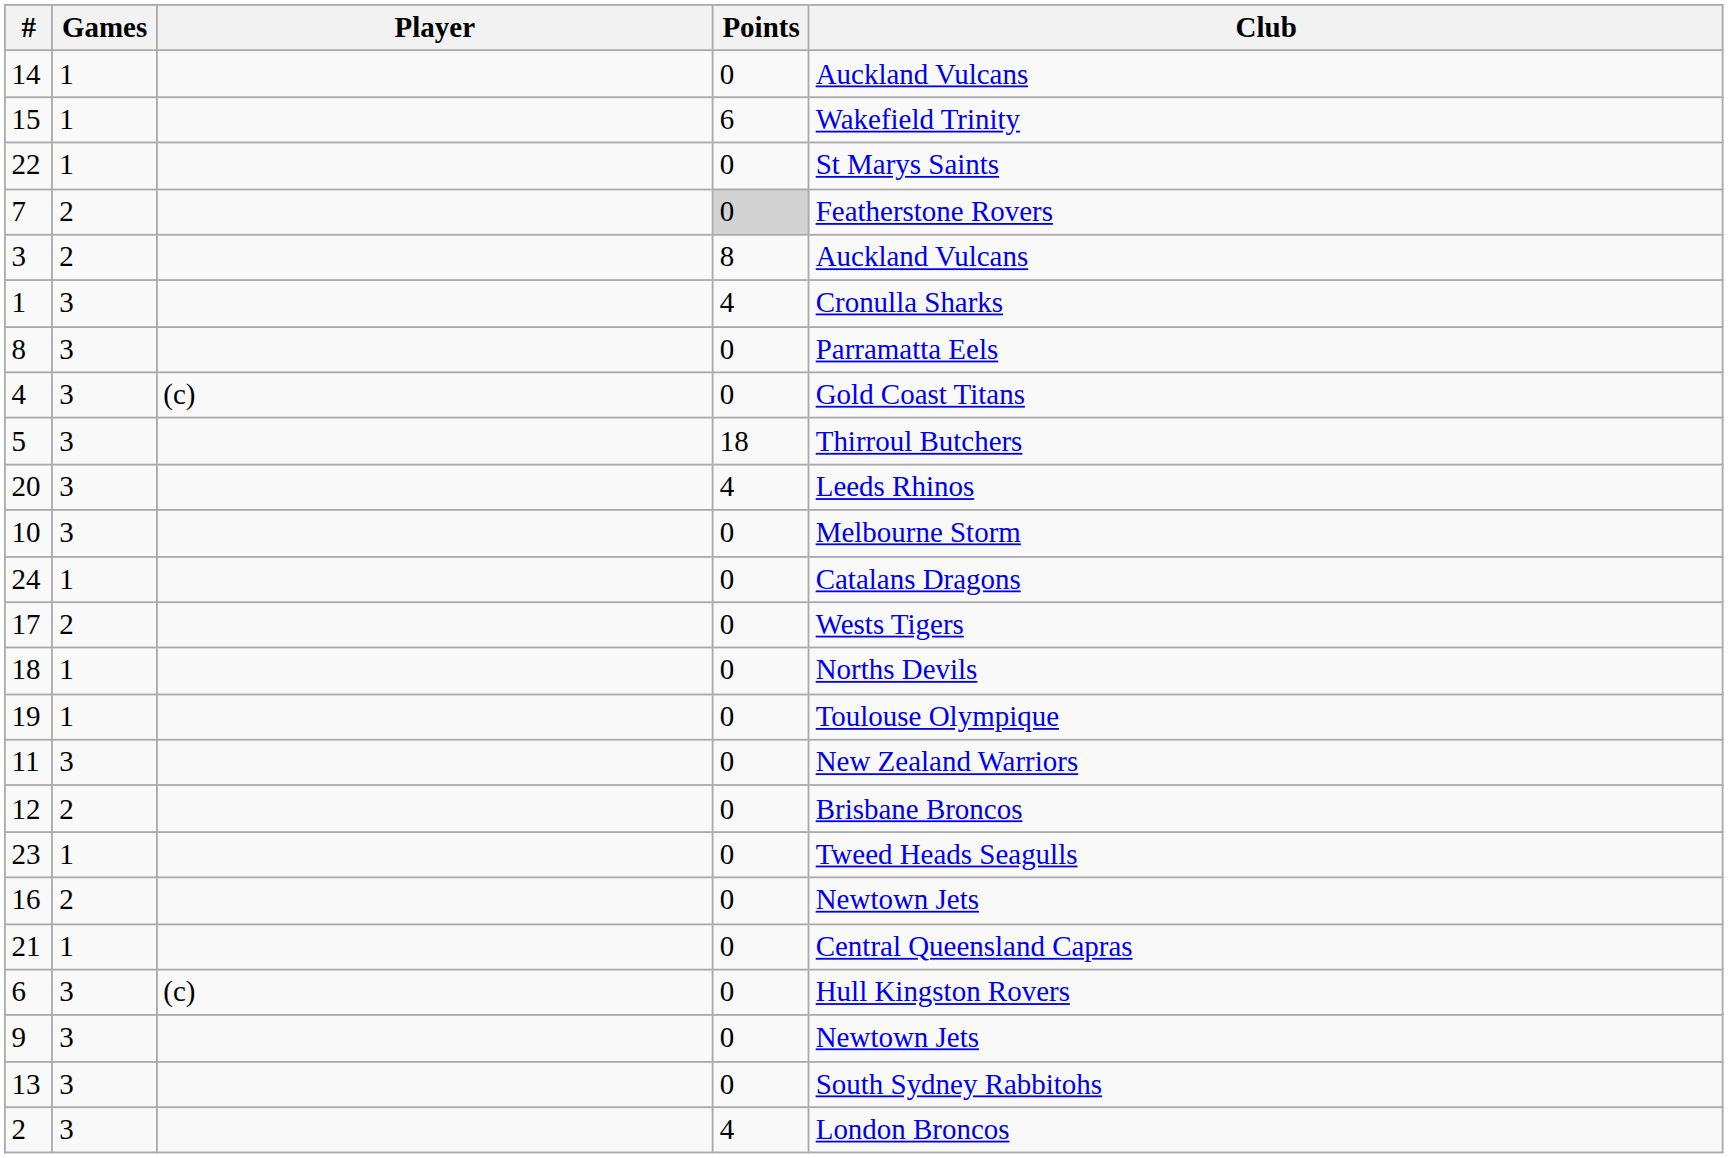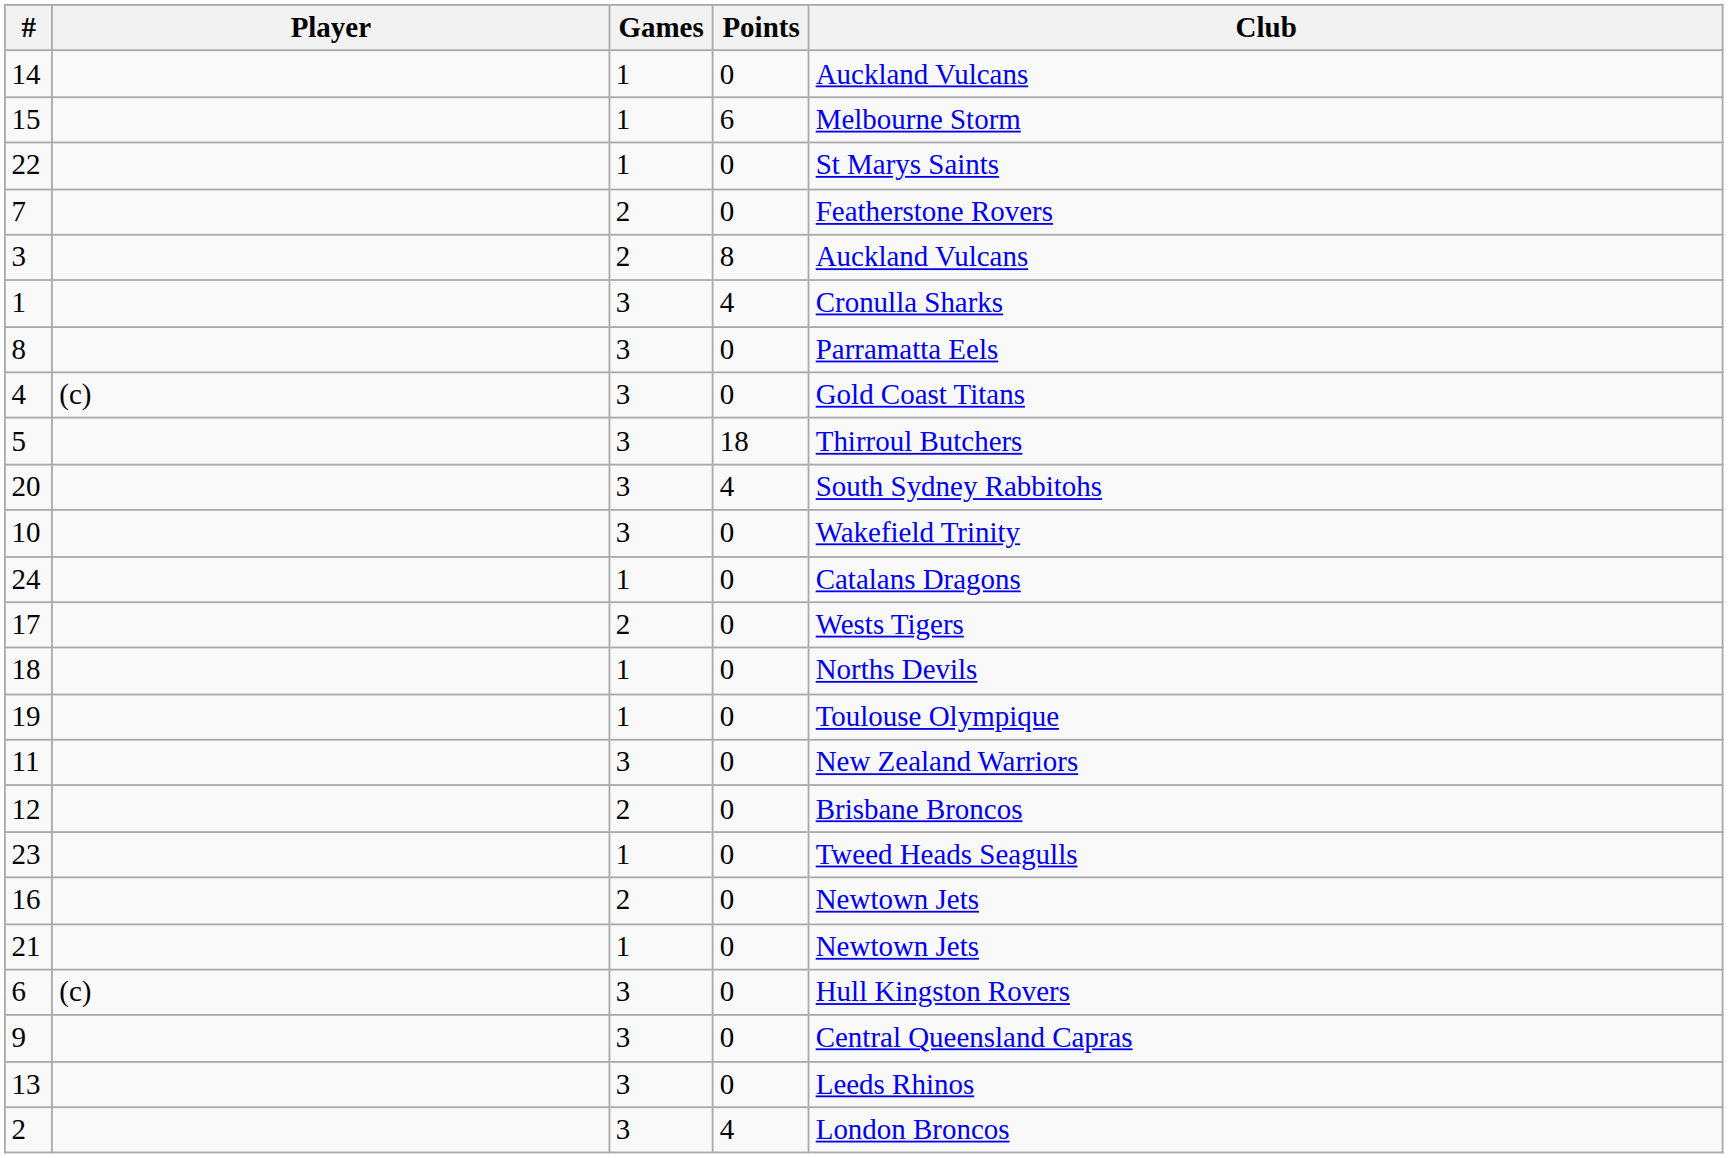columns swapped: (435, 27) <-> (105, 27)
(918, 119) Wakefield Trinity -> (918, 119) Melbourne Storm
(727, 211) lightgrey background -> (727, 211) no background
(895, 486) Leeds Rhinos -> (959, 486) South Sydney Rabbitohs
(918, 532) Melbourne Storm -> (918, 532) Wakefield Trinity
(974, 946) Central Queensland Capras -> (897, 946) Newtown Jets
(897, 1037) Newtown Jets -> (974, 1037) Central Queensland Capras
(959, 1083) South Sydney Rabbitohs -> (895, 1083) Leeds Rhinos
